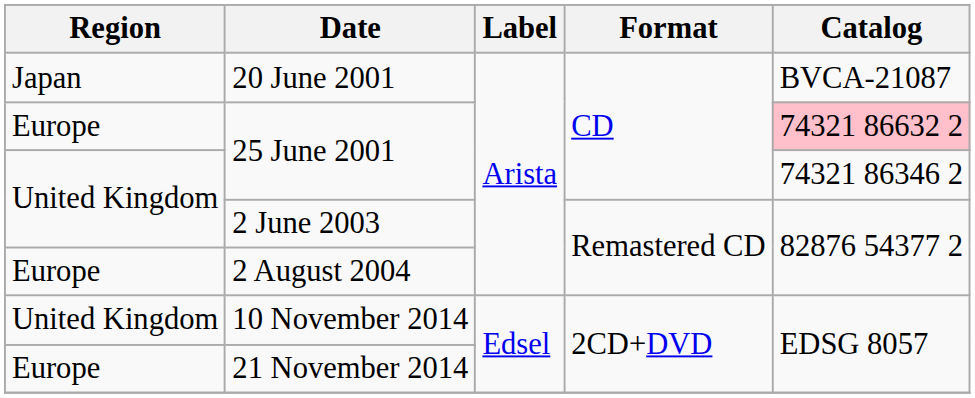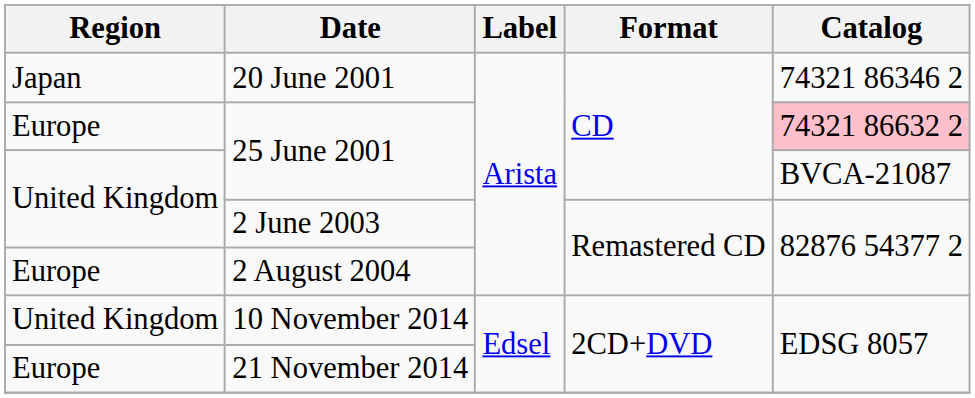(865, 77) BVCA-21087 -> (871, 77) 74321 86346 2
(871, 174) 74321 86346 2 -> (865, 174) BVCA-21087
